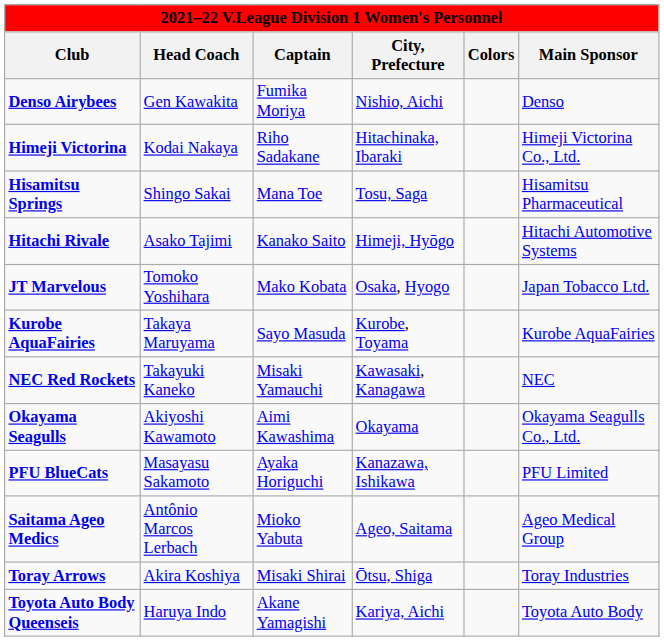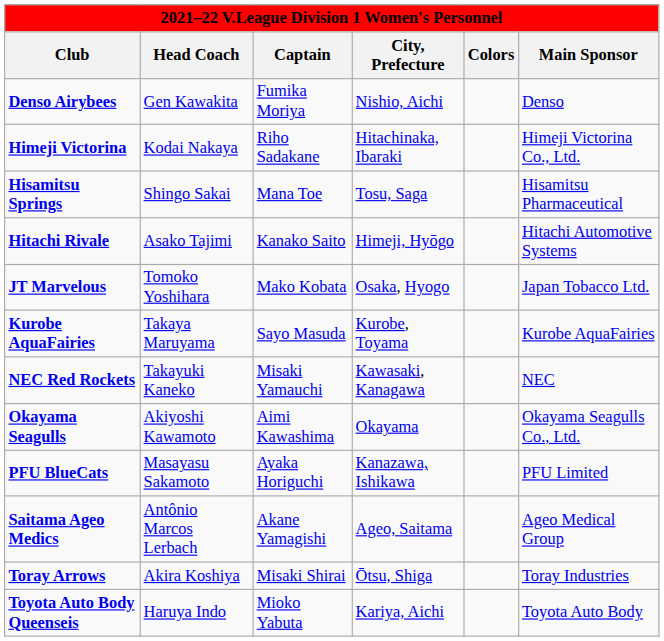(280, 529) Mioko Yabuta -> (291, 529) Akane Yamagishi
(291, 612) Akane Yamagishi -> (280, 612) Mioko Yabuta
